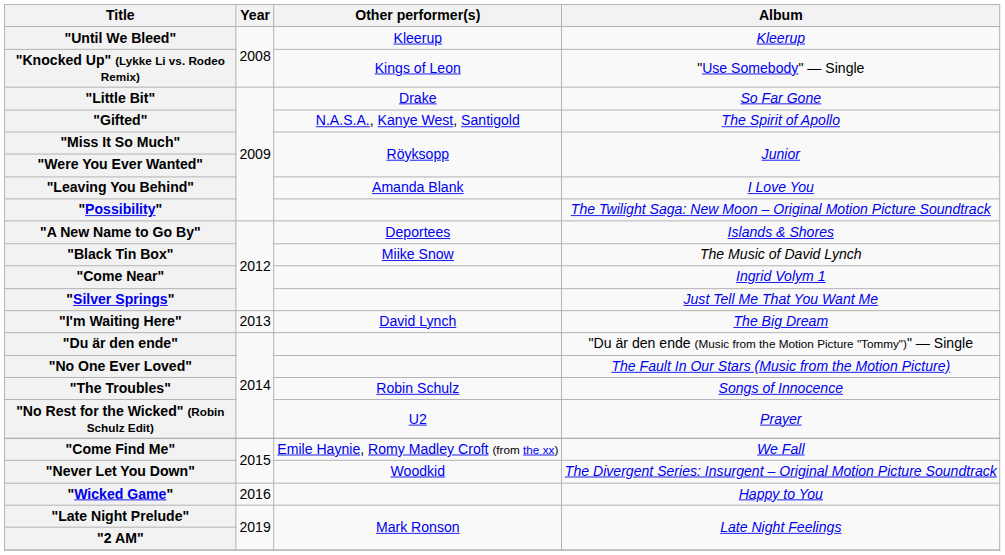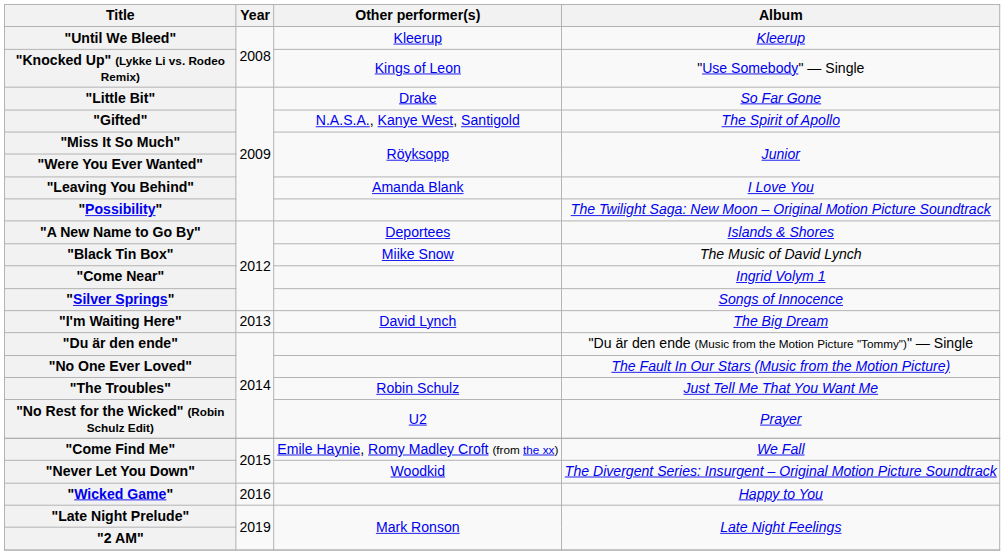(781, 299) Just Tell Me That You Want Me -> (781, 299) Songs of Innocence
(781, 388) Songs of Innocence -> (781, 388) Just Tell Me That You Want Me
